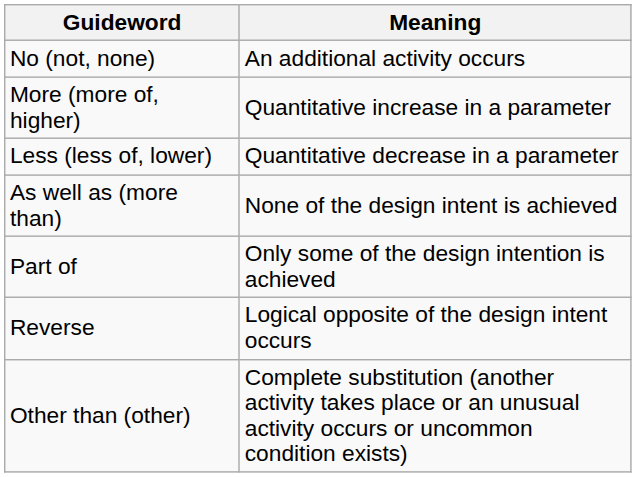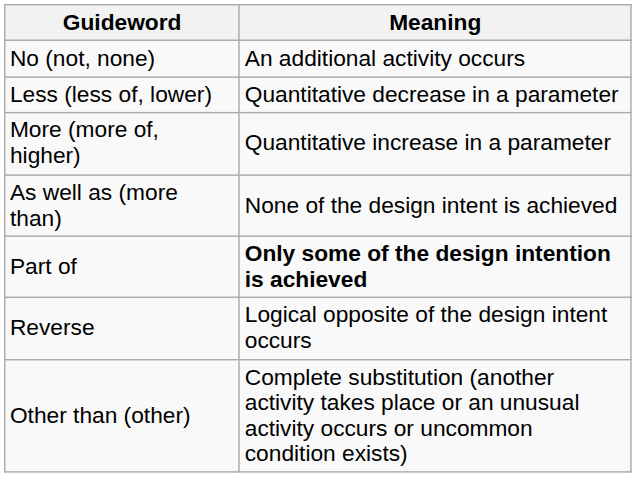rows swapped: (84, 107) <-> (111, 156)
(425, 266) normal -> (428, 266) bold
